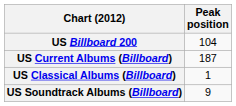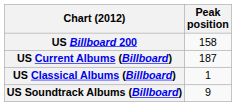(208, 42) 104 -> (208, 42) 158
